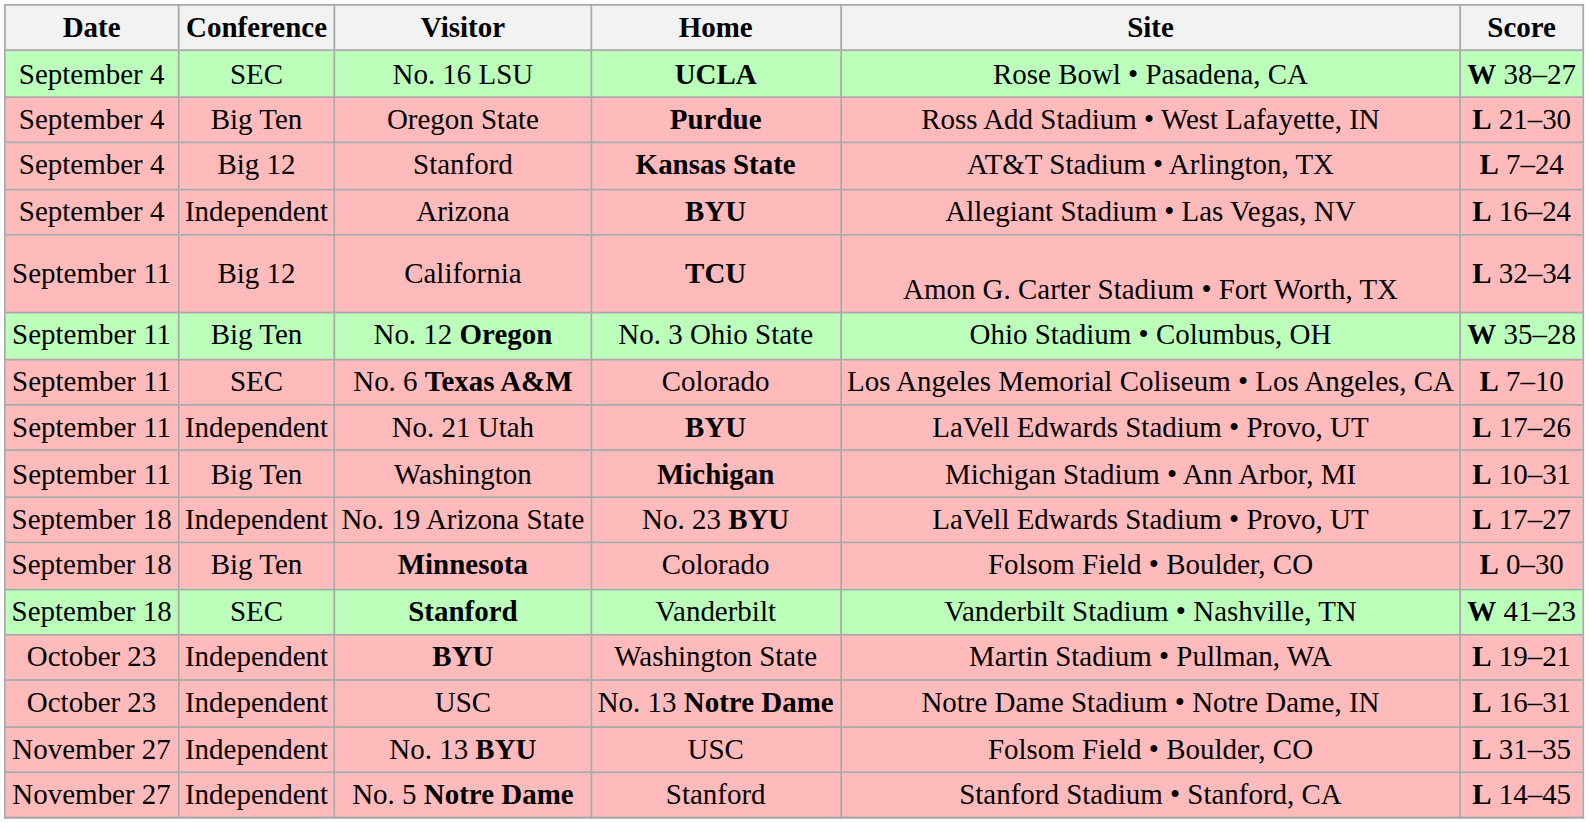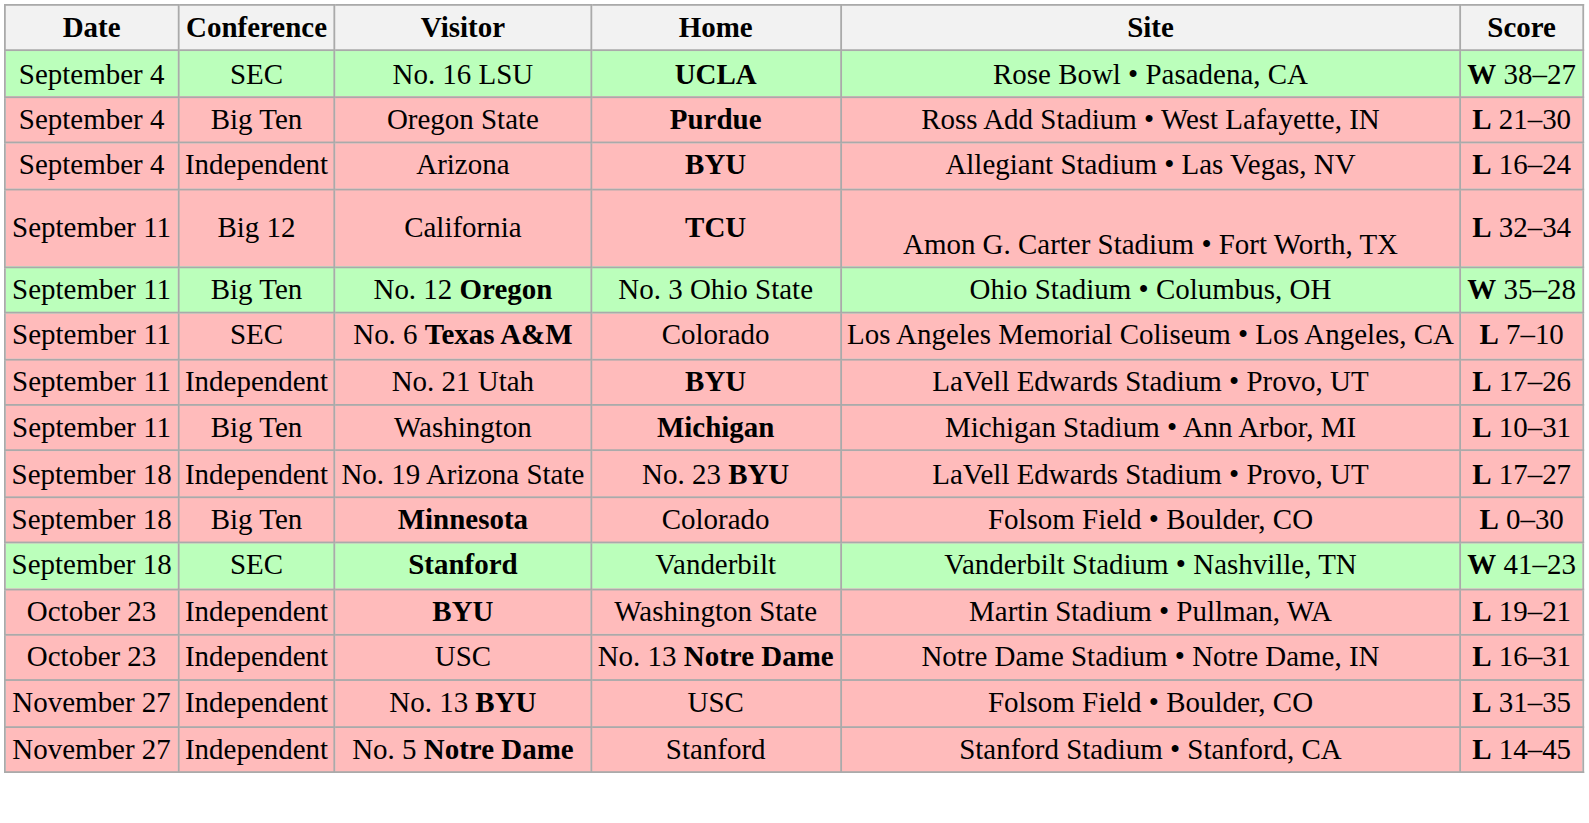- row: (463, 165)
